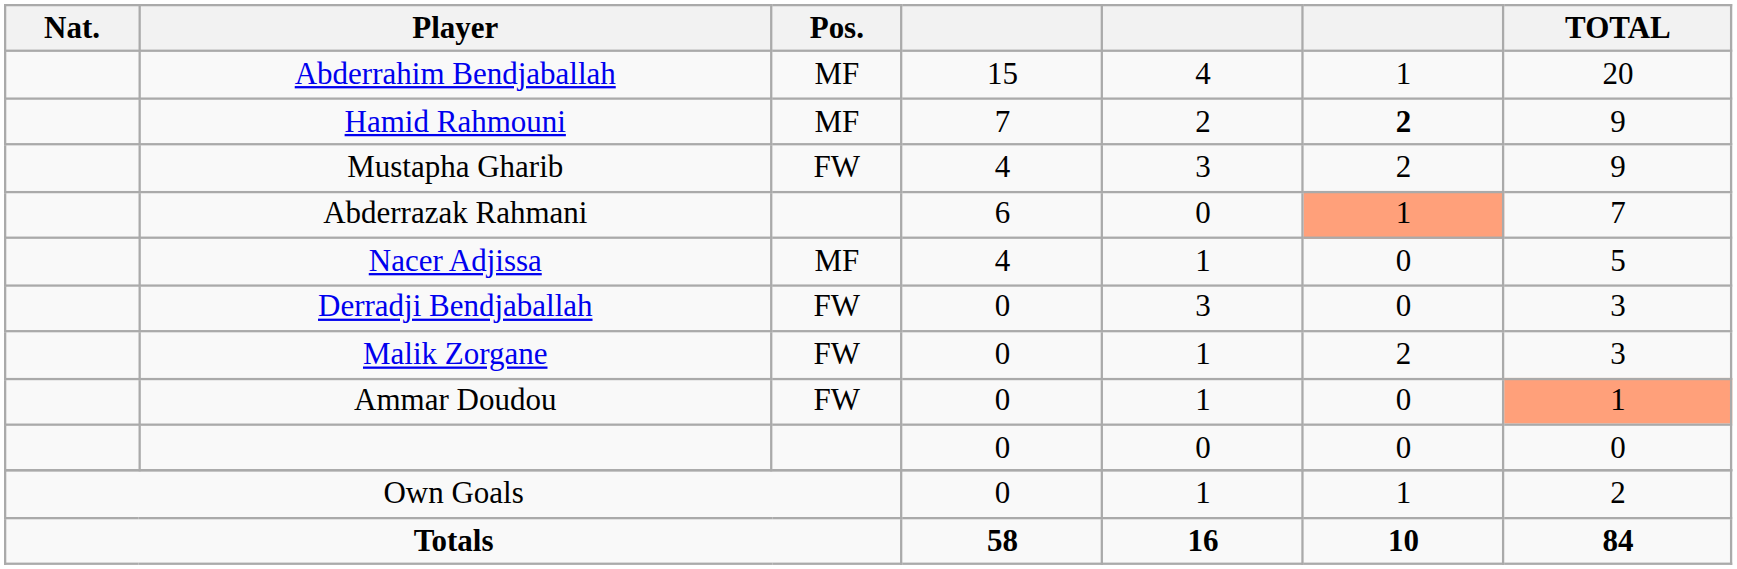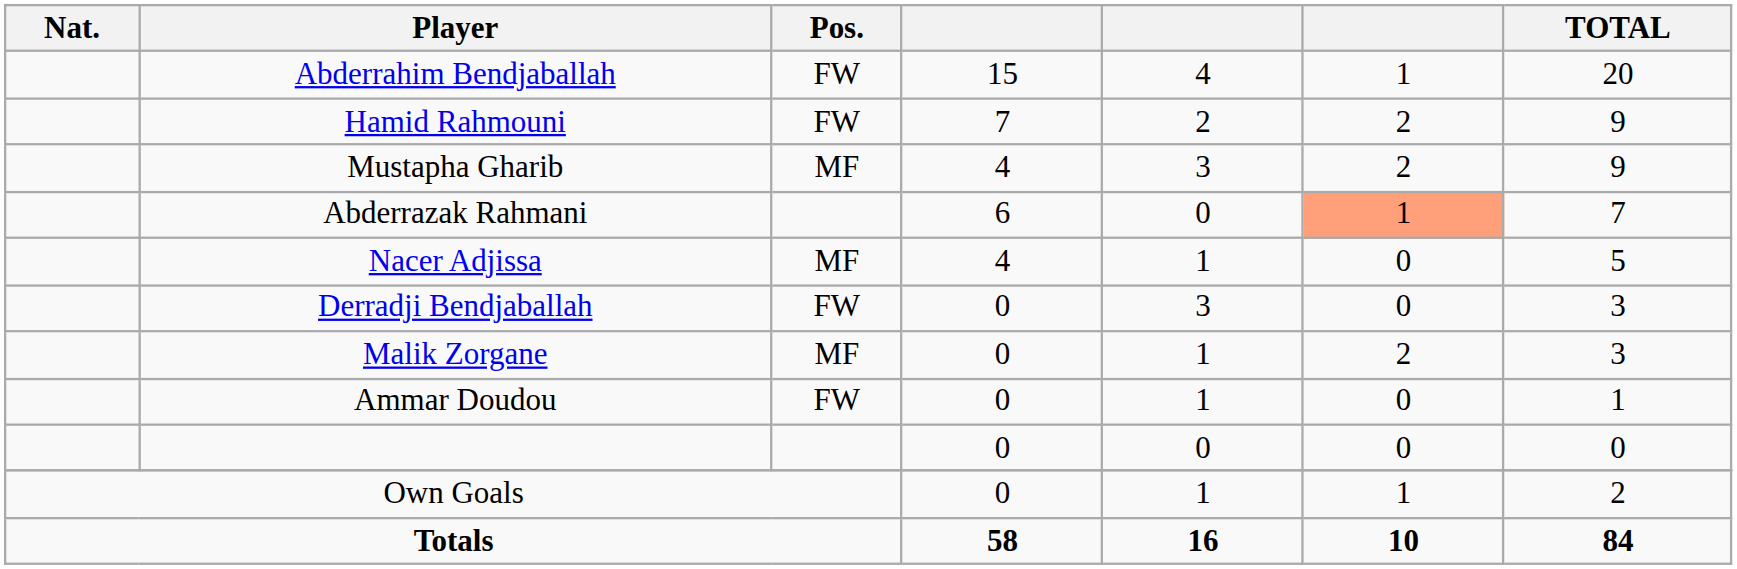(837, 73) MF -> (837, 73) FW
(837, 120) MF -> (837, 120) FW
(1404, 120) bold -> (1404, 120) normal
(837, 167) FW -> (837, 167) MF
(837, 353) FW -> (837, 353) MF
(1618, 400) lightsalmon background -> (1618, 400) no background
